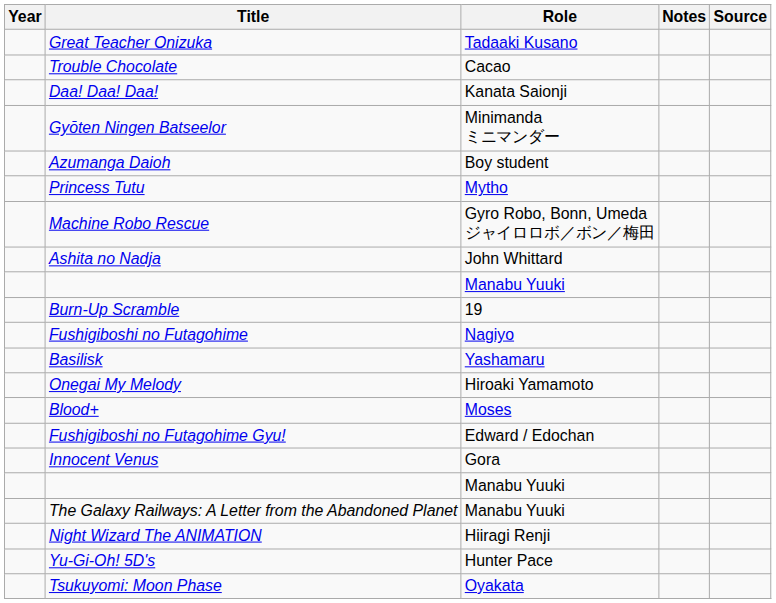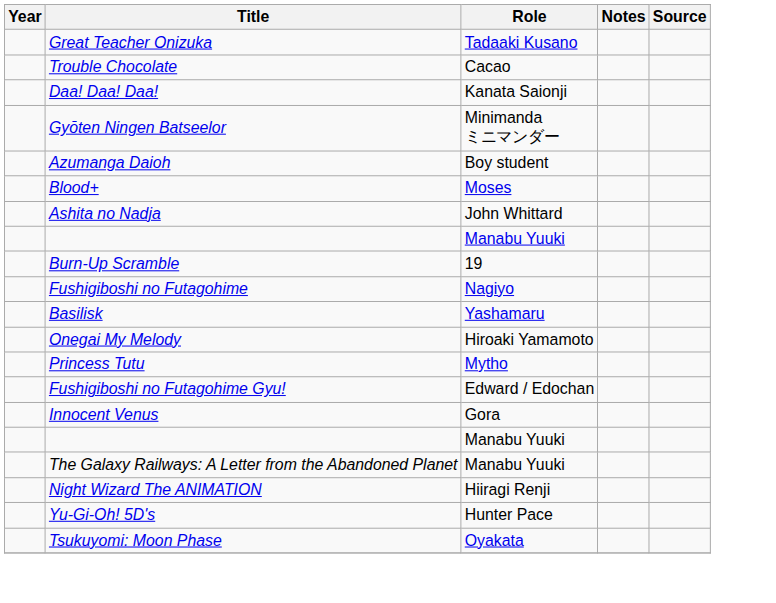rows swapped: (97, 188) <-> (74, 410)
- row: (129, 224)
